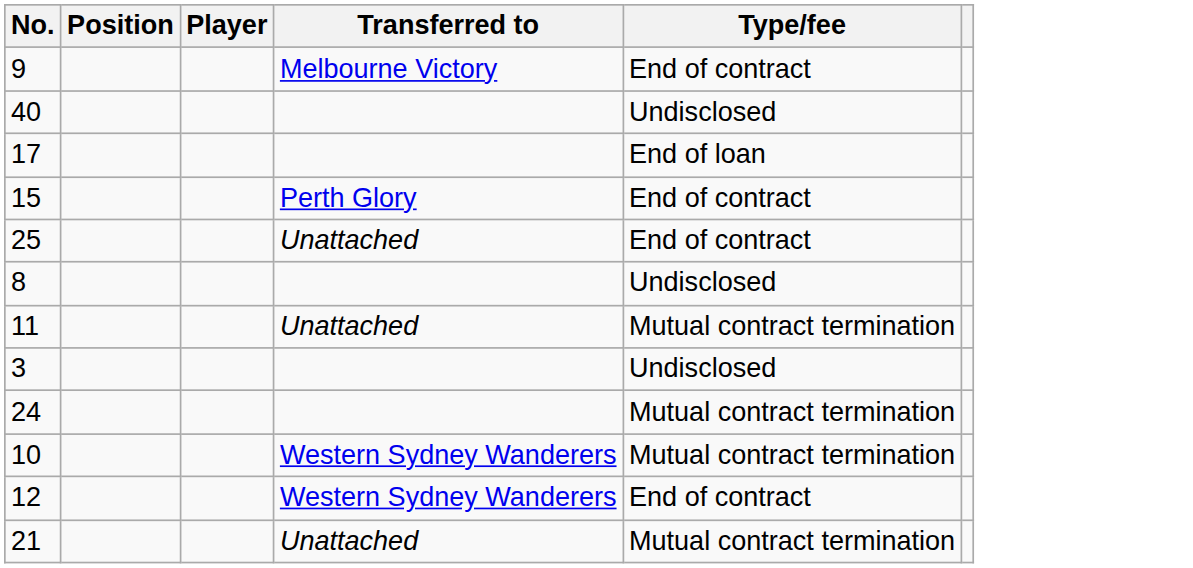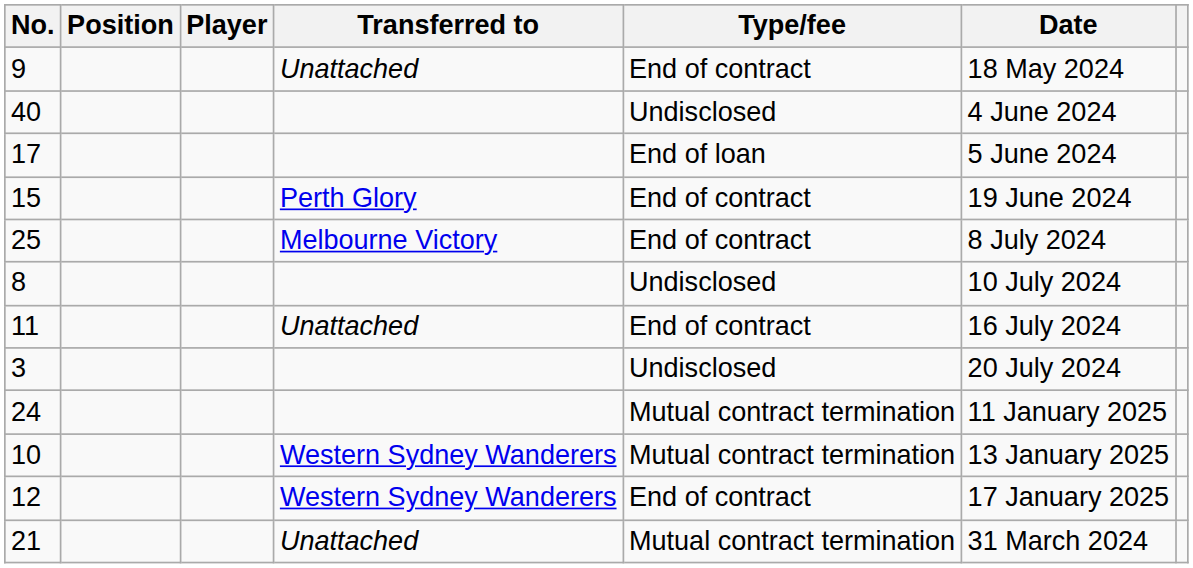+ column: (1068, 25)
(389, 68) Melbourne Victory -> (349, 68) Unattached
(349, 240) Unattached -> (389, 240) Melbourne Victory
(792, 326) Mutual contract termination -> (720, 326) End of contract
